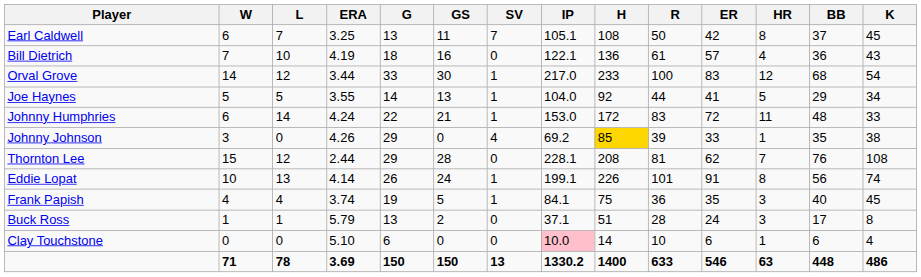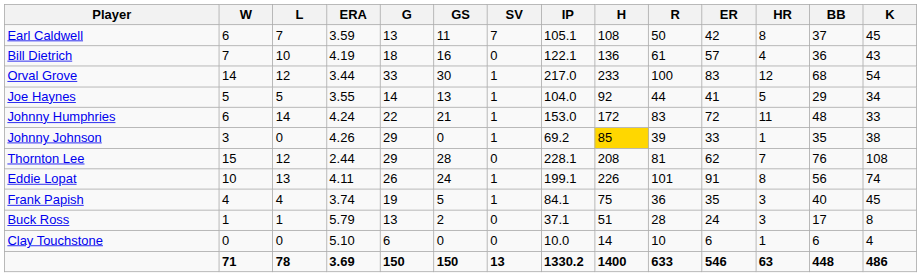(342, 35) 3.25 -> (342, 35) 3.59
(494, 138) 4 -> (494, 138) 1
(342, 179) 4.14 -> (341, 179) 4.11
(557, 240) pink background -> (557, 240) no background
